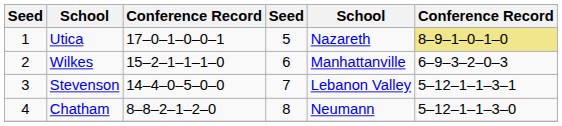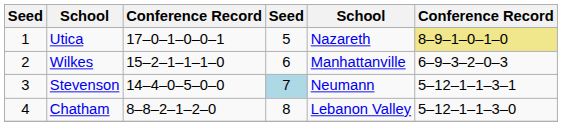(286, 86) no background -> (286, 86) lightblue background
(361, 86) Lebanon Valley -> (343, 86) Neumann
(343, 109) Neumann -> (361, 109) Lebanon Valley
